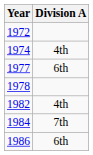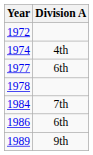- row: (19, 104)
+ row: (19, 141)
